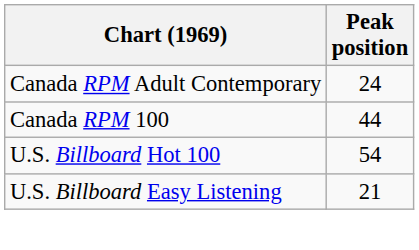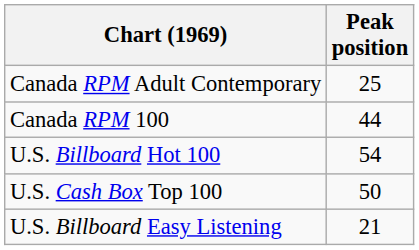(370, 83) 24 -> (370, 83) 25
+ row: (116, 190)
